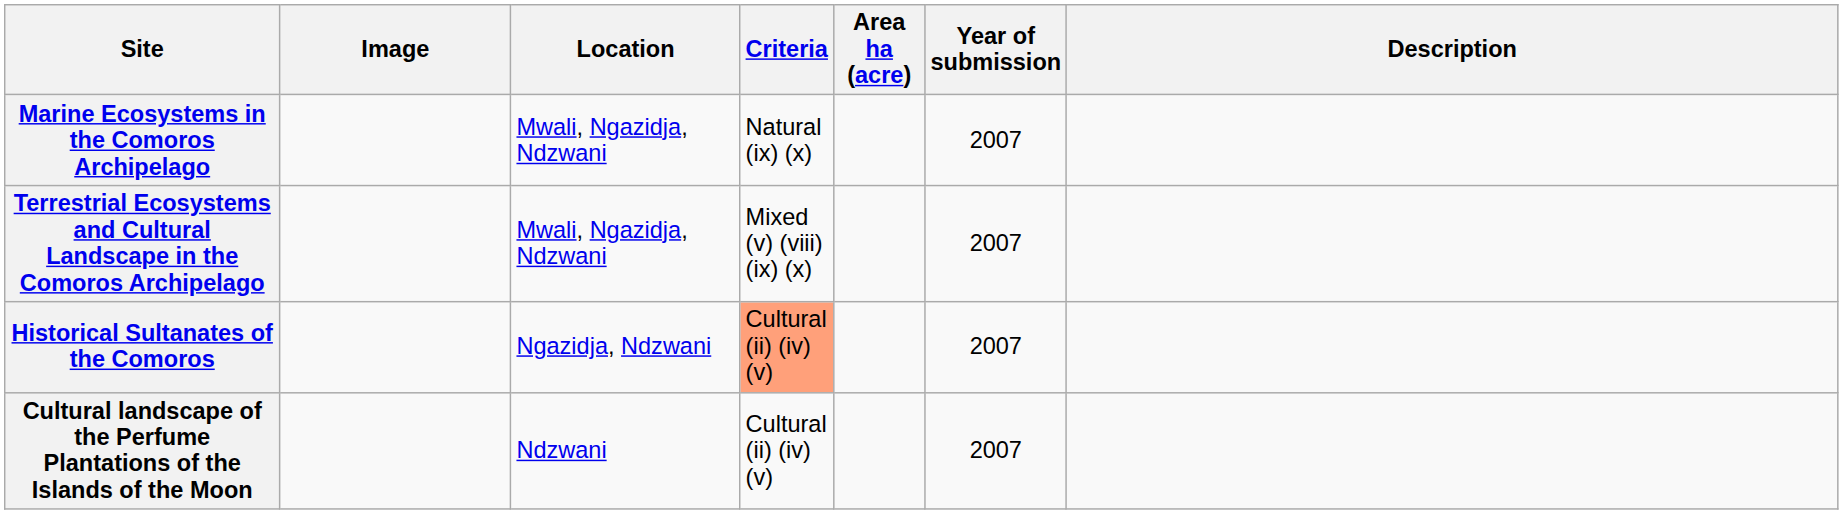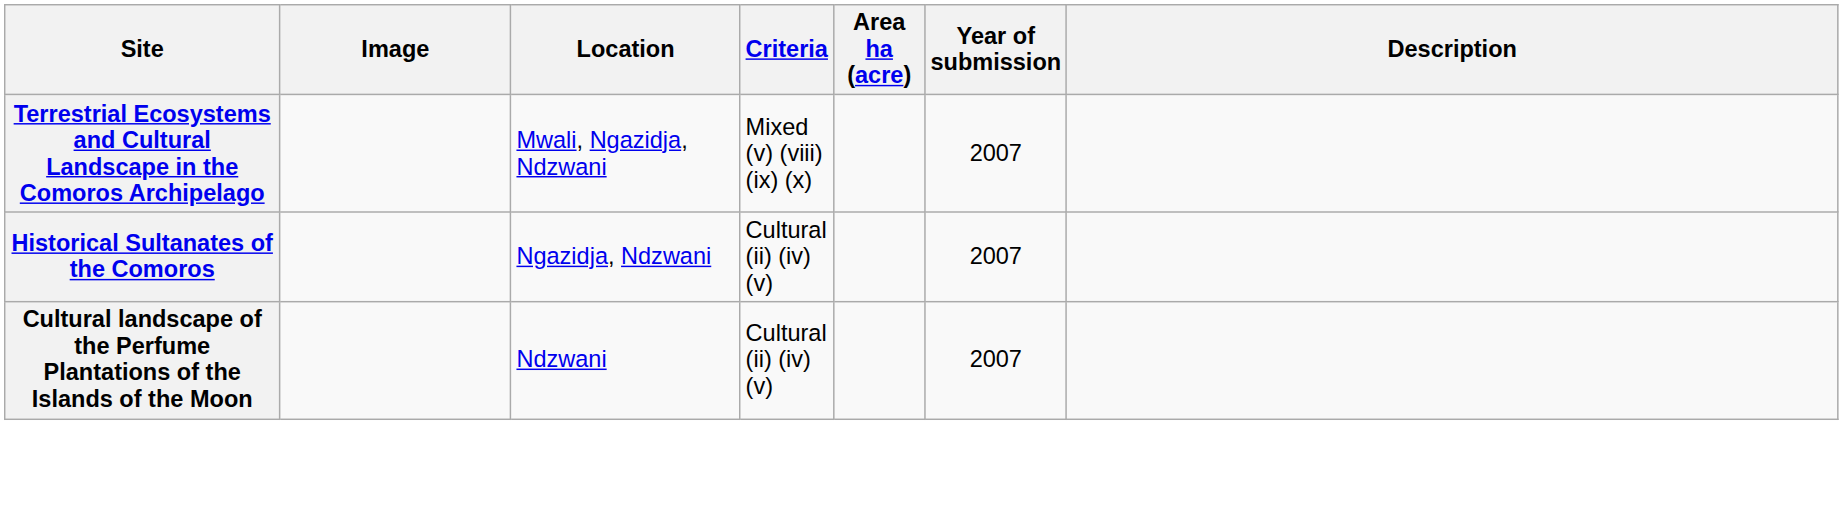- row: (142, 139)
(786, 346) lightsalmon background -> (786, 256) no background
